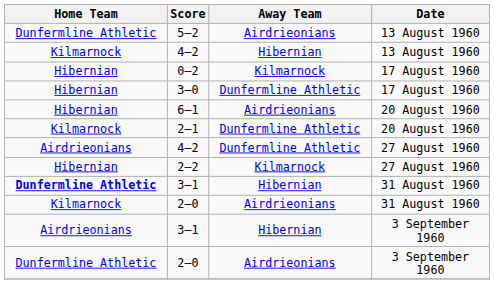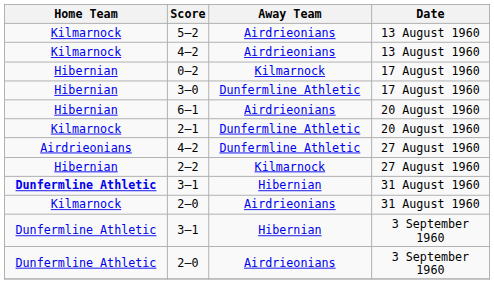(86, 33) Dunfermline Athletic -> (86, 33) Kilmarnock
(290, 52) Hibernian -> (290, 52) Airdrieonians
(86, 230) Airdrieonians -> (86, 230) Dunfermline Athletic
